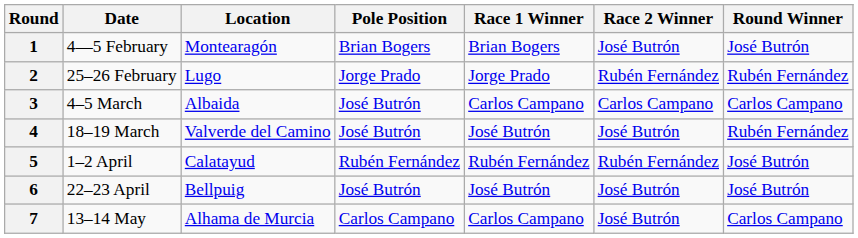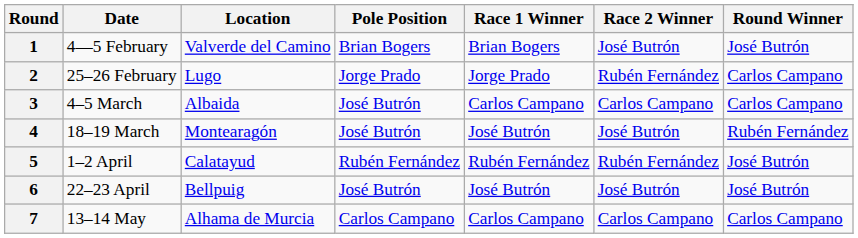(231, 46) Montearagón -> (258, 46) Valverde del Camino
(788, 75) Rubén Fernández -> (785, 75) Carlos Campano
(258, 132) Valverde del Camino -> (231, 132) Montearagón
(639, 217) José Butrón -> (655, 217) Carlos Campano
